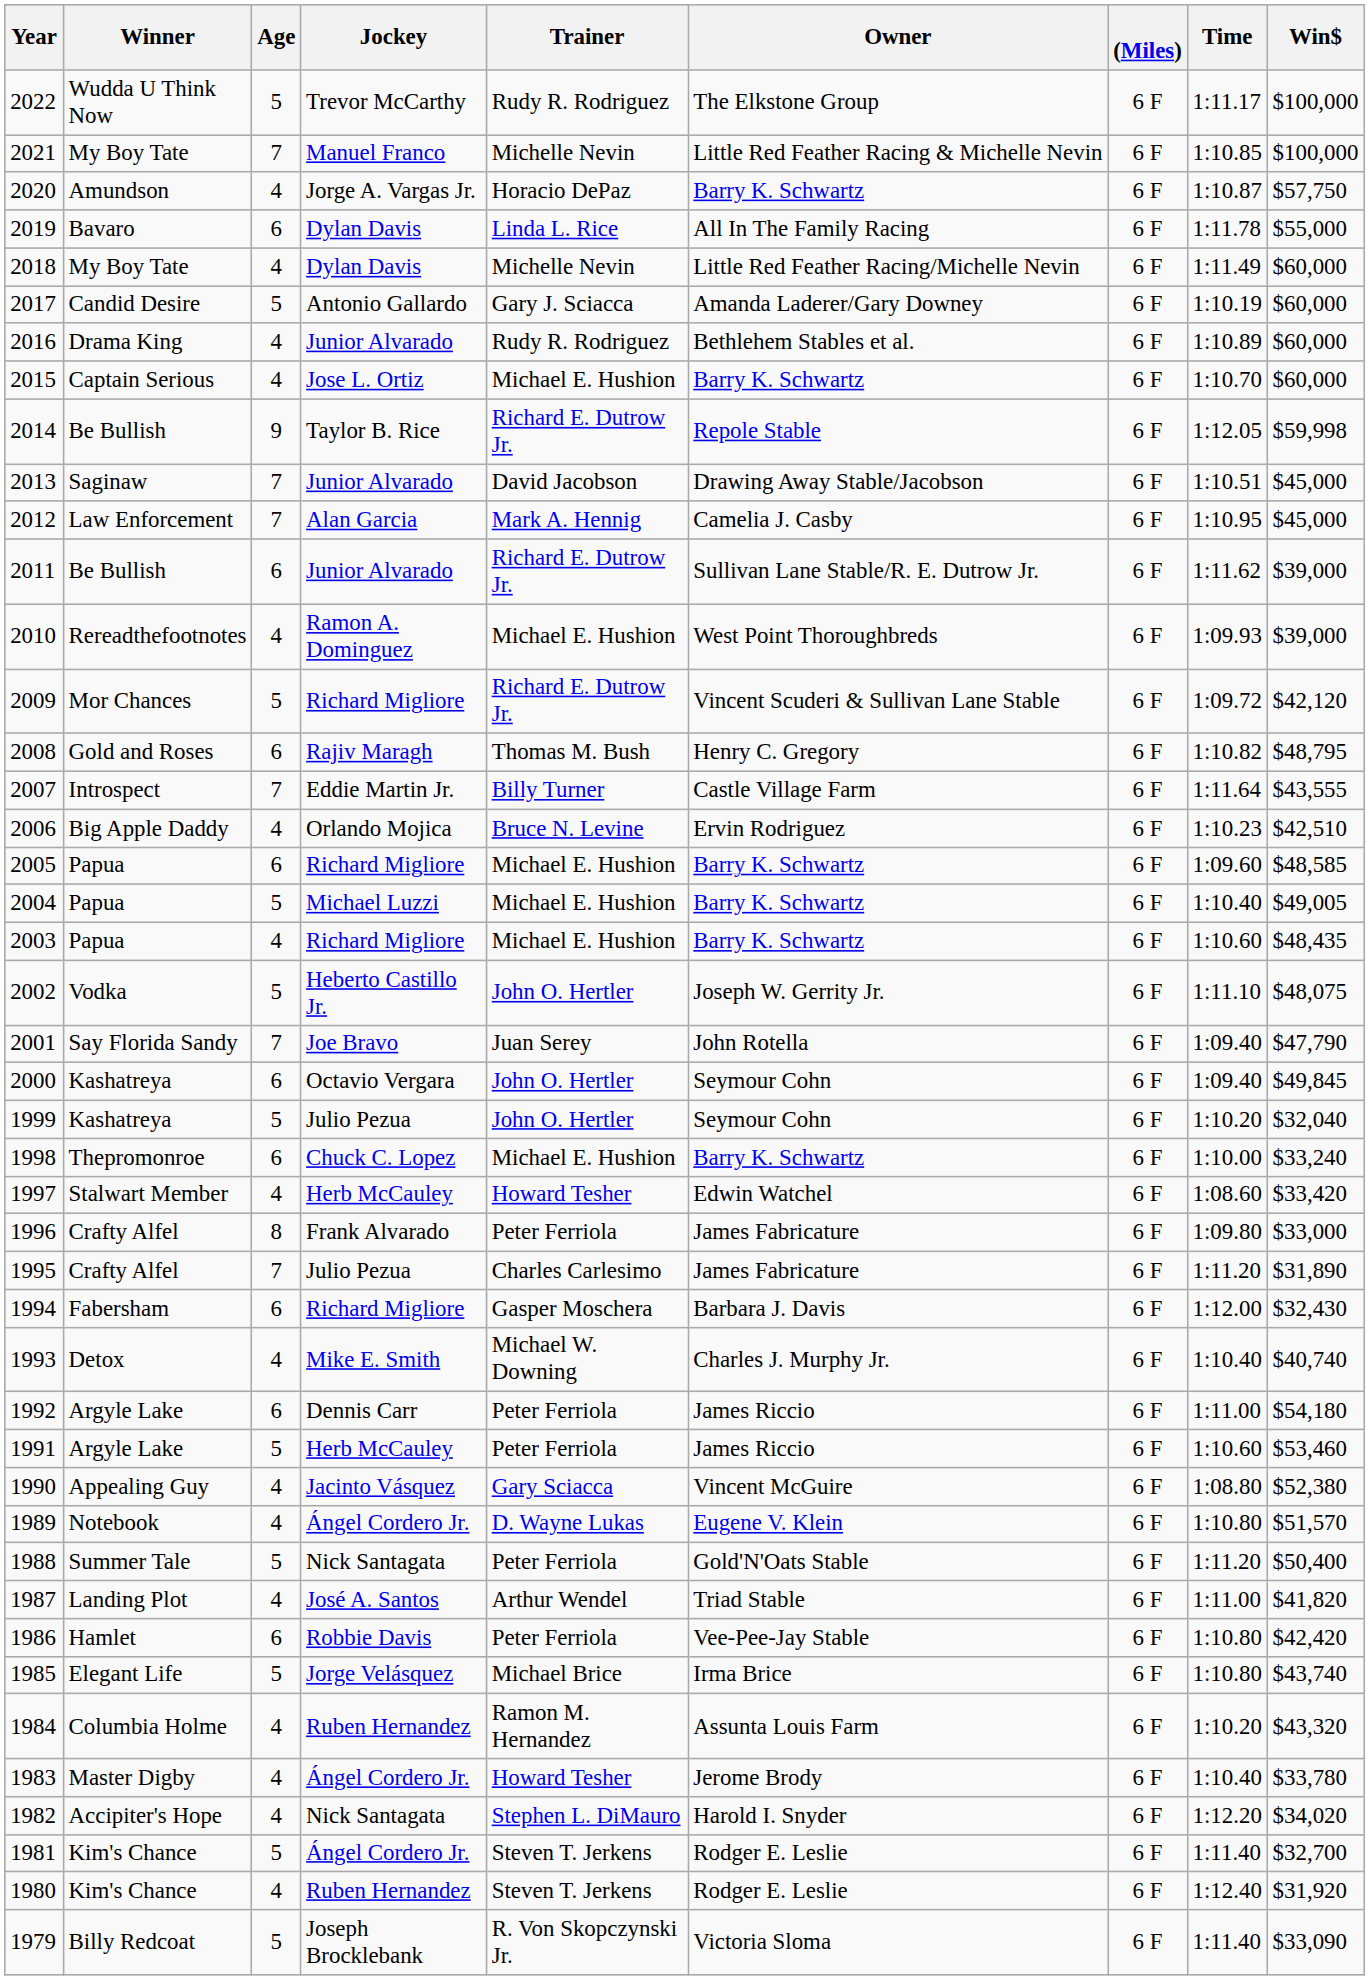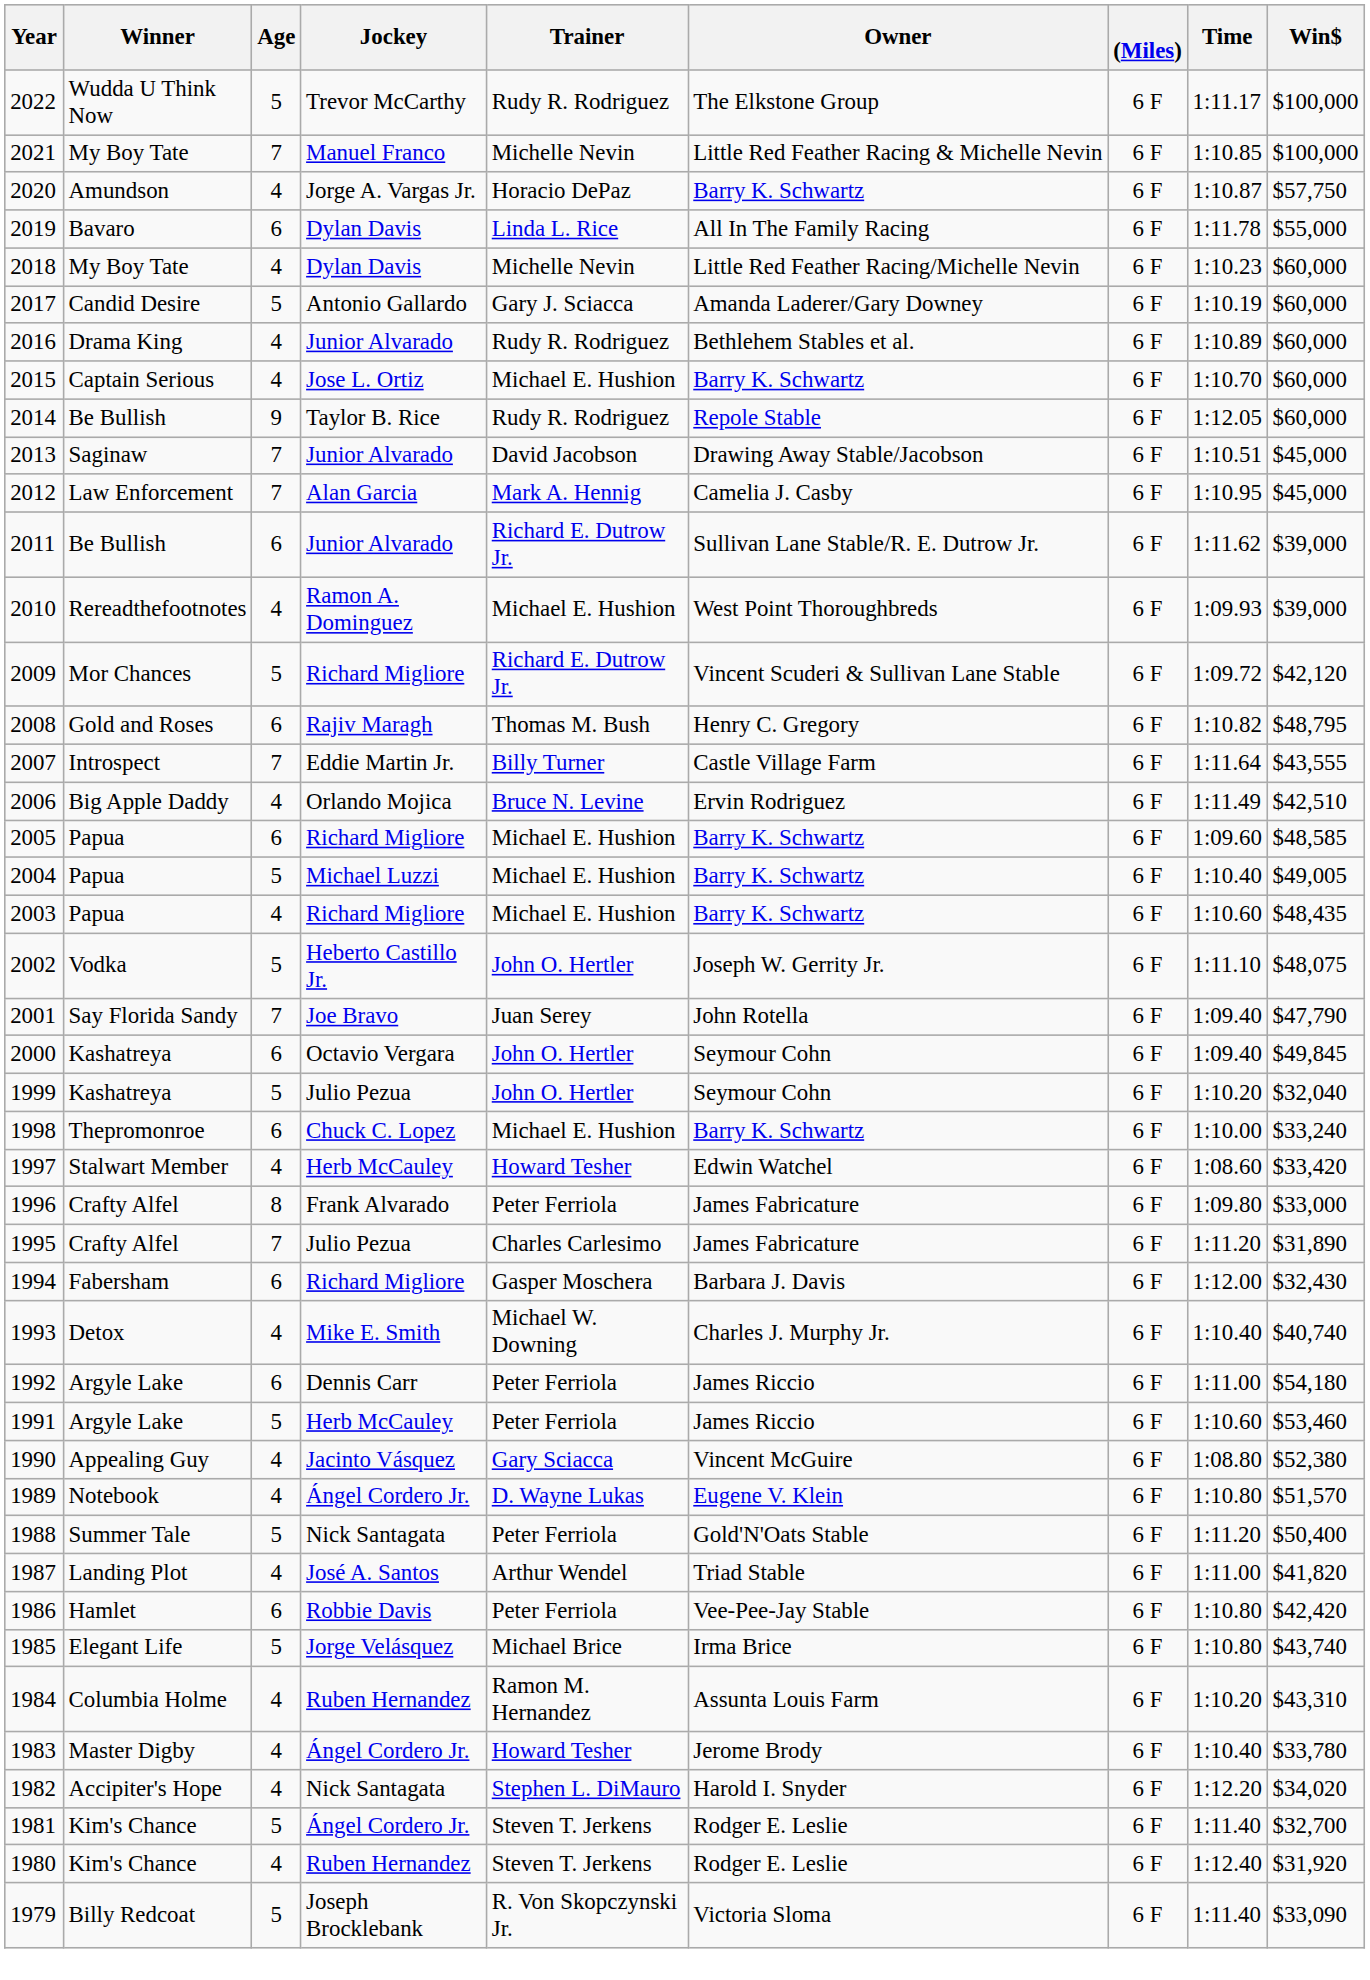(1227, 266) 1:11.49 -> (1227, 266) 1:10.23
(578, 431) Richard E. Dutrow Jr. -> (580, 417) Rudy R. Rodriguez
(1310, 431) $59,998 -> (1310, 417) $60,000
(1227, 827) 1:10.23 -> (1227, 800) 1:11.49
(1310, 1726) $43,320 -> (1310, 1699) $43,310
